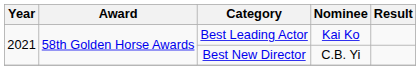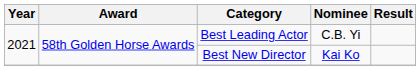(341, 34) Kai Ko -> (341, 34) C.B. Yi
(341, 55) C.B. Yi -> (341, 55) Kai Ko
